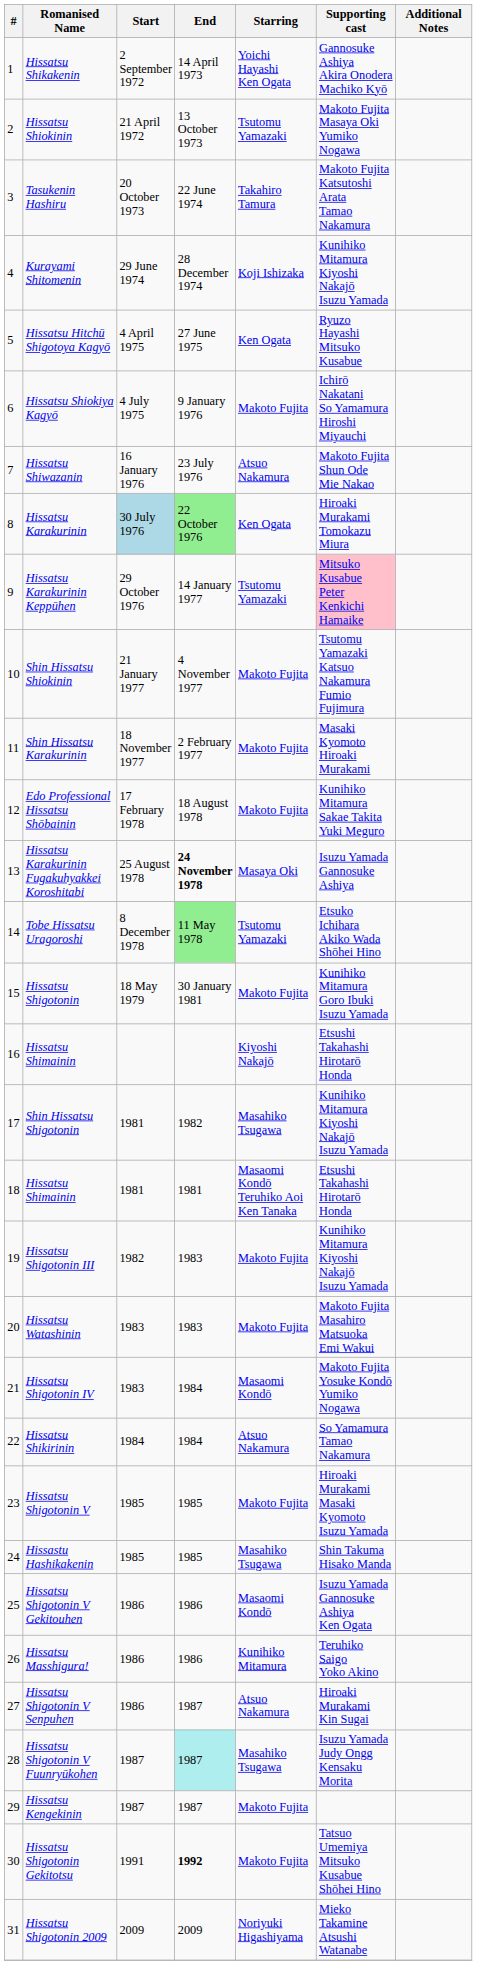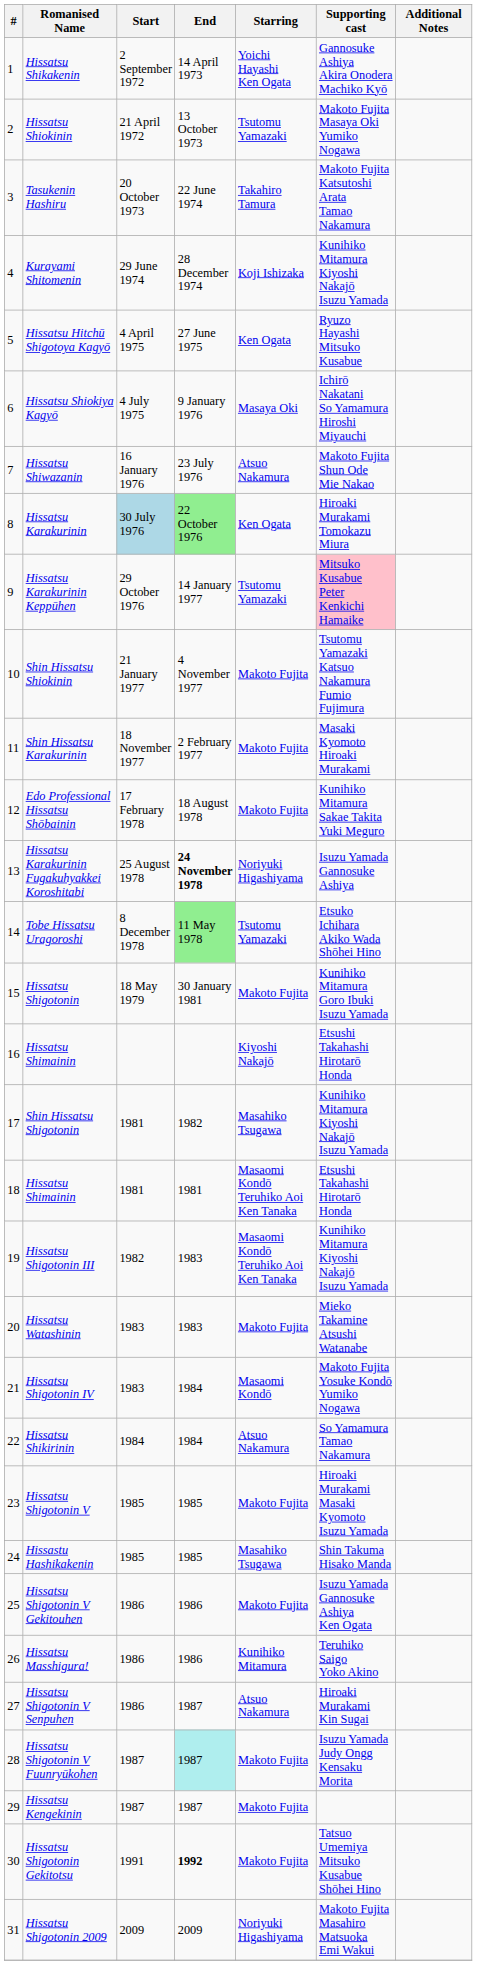(273, 408) Makoto Fujita -> (268, 408) Masaya Oki
(268, 871) Masaya Oki -> (270, 871) Noriyuki Higashiyama
(273, 1258) Makoto Fujita -> (271, 1258) Masaomi Kondō Teruhiko Aoi Ken Tanaka
(354, 1326) Makoto Fujita Masahiro Matsuoka Emi Wakui -> (343, 1326) Mieko Takamine Atsushi Watanabe
(261, 1604) Masaomi Kondō -> (273, 1604) Makoto Fujita
(262, 1760) Masahiko Tsugawa -> (273, 1760) Makoto Fujita
(343, 1929) Mieko Takamine Atsushi Watanabe -> (354, 1929) Makoto Fujita Masahiro Matsuoka Emi Wakui
